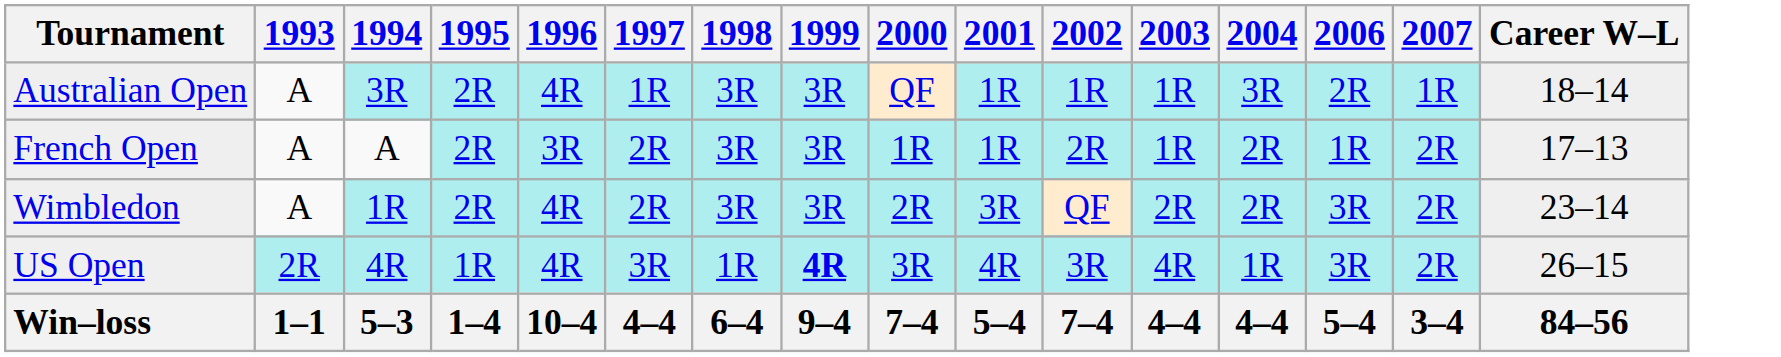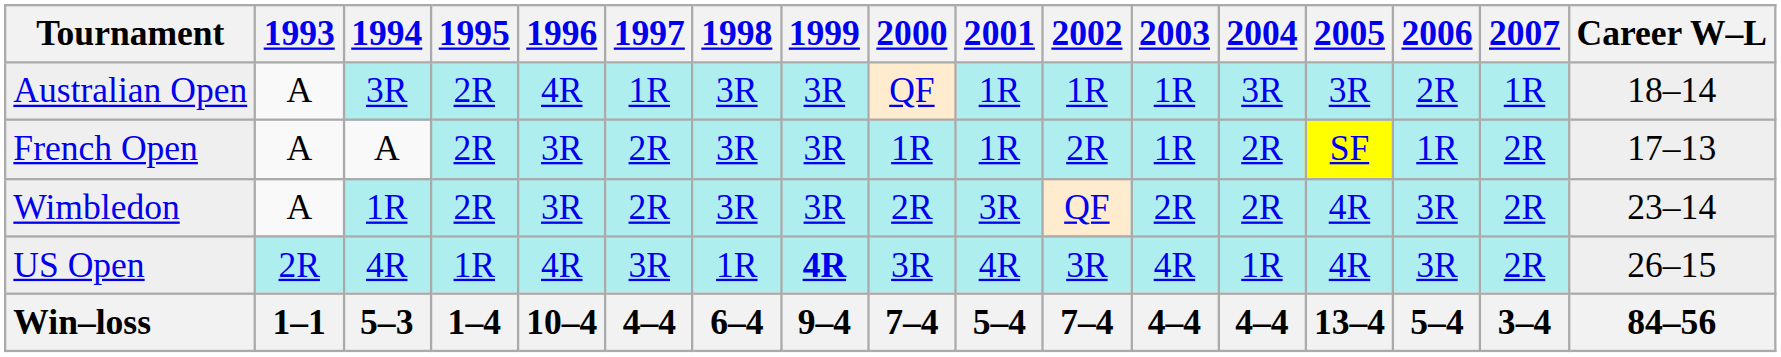+ column: (1349, 32)
(562, 205) 4R -> (562, 205) 3R
